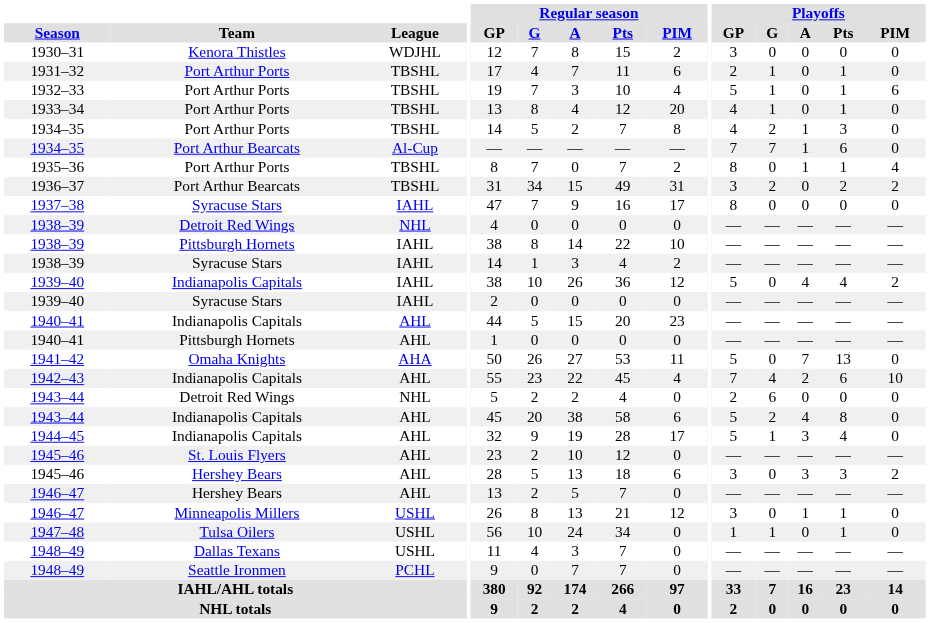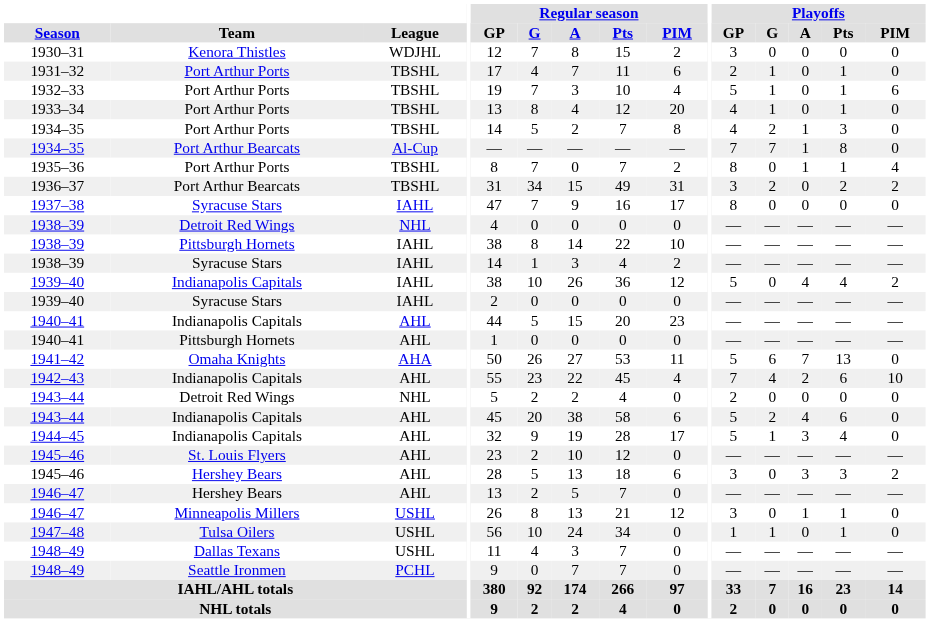(843, 148) 6 -> (843, 148) 8
(772, 359) 0 -> (772, 359) 6
(772, 397) 6 -> (772, 397) 0
(843, 416) 8 -> (843, 416) 6
